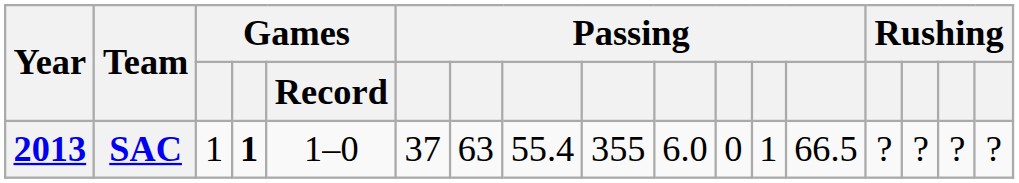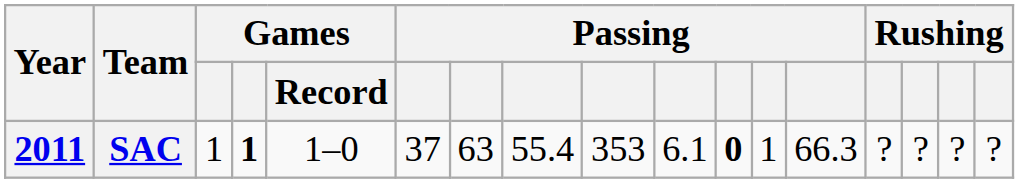(50, 148) 2013 -> (50, 148) 2011
(618, 148) 355 -> (618, 148) 353
(685, 148) 6.0 -> (685, 148) 6.1
(733, 148) normal -> (733, 148) bold
(826, 148) 66.5 -> (826, 148) 66.3
